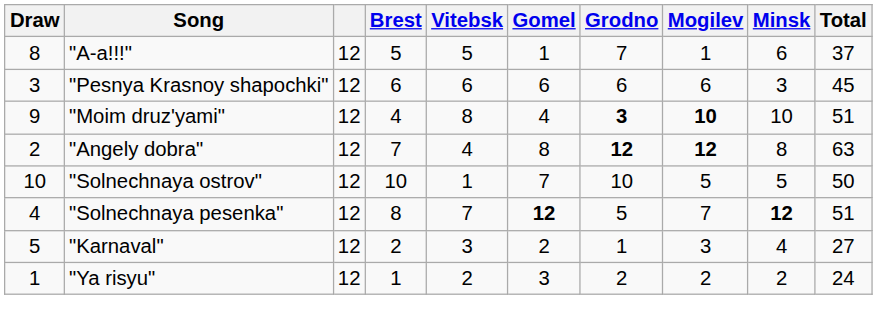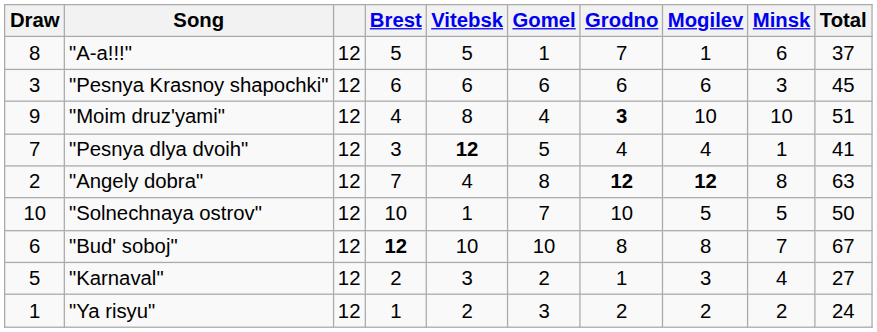(706, 117) bold -> (706, 117) normal
+ row: (159, 149)
+ row: (123, 246)
- row: (176, 213)
